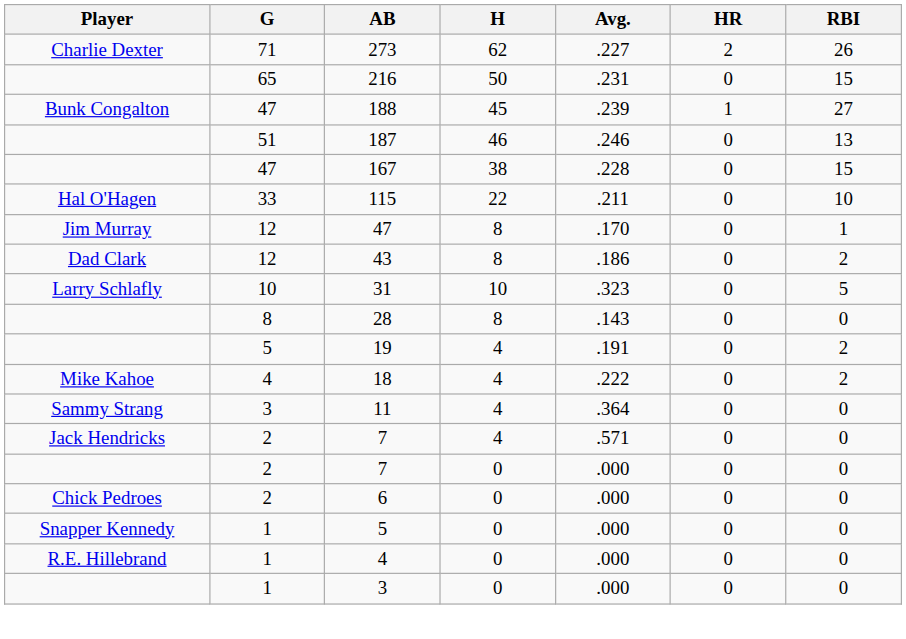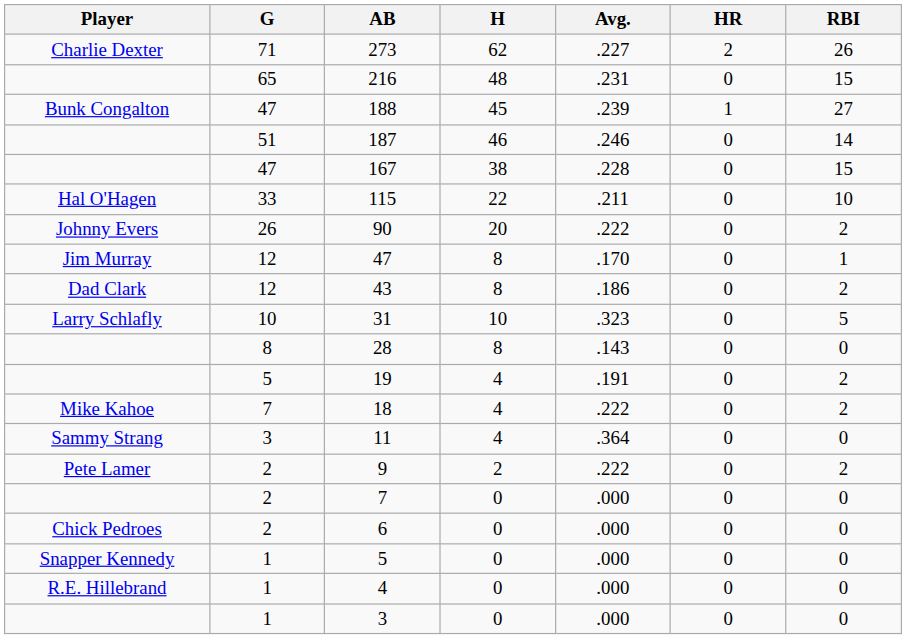(498, 79) 50 -> (498, 79) 48
(843, 139) 13 -> (843, 139) 14
+ row: (107, 229)
(267, 378) 4 -> (267, 408) 7
+ row: (107, 468)
- row: (107, 438)
